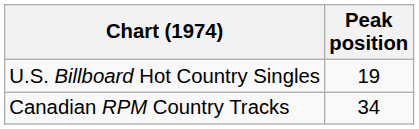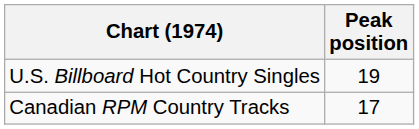(369, 107) 34 -> (369, 107) 17
